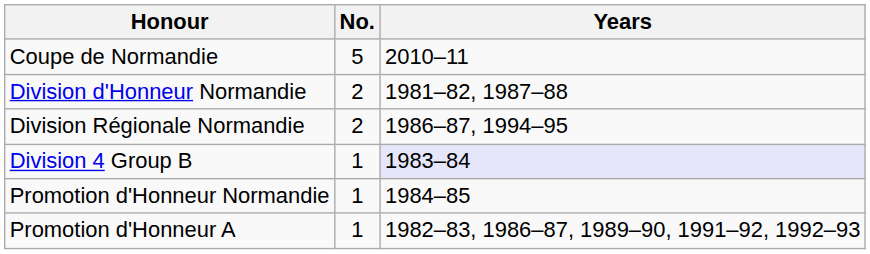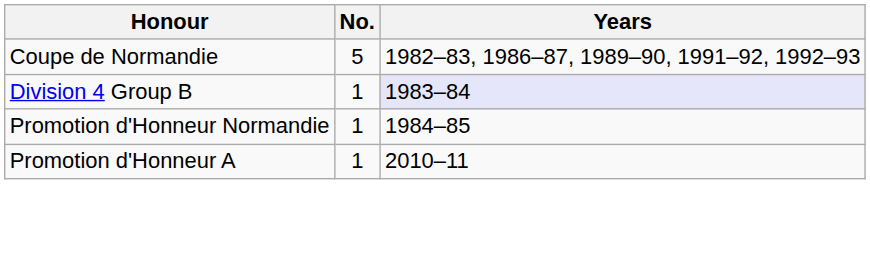(427, 56) 2010–11 -> (623, 56) 1982–83, 1986–87, 1989–90, 1991–92, 1992–93
- row: (158, 91)
- row: (157, 126)
(623, 230) 1982–83, 1986–87, 1989–90, 1991–92, 1992–93 -> (427, 160) 2010–11
